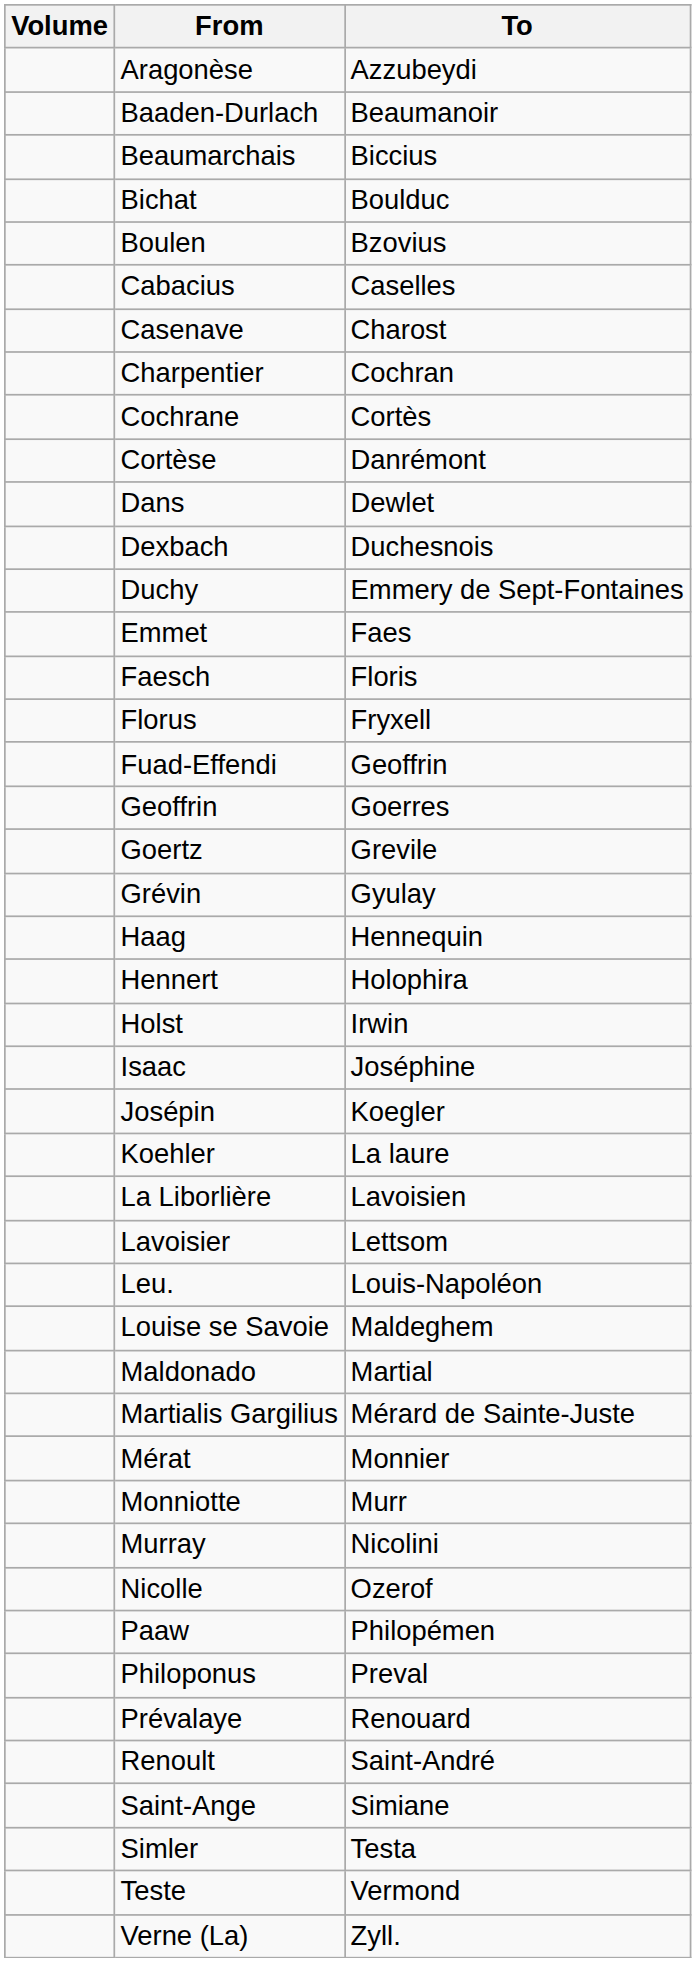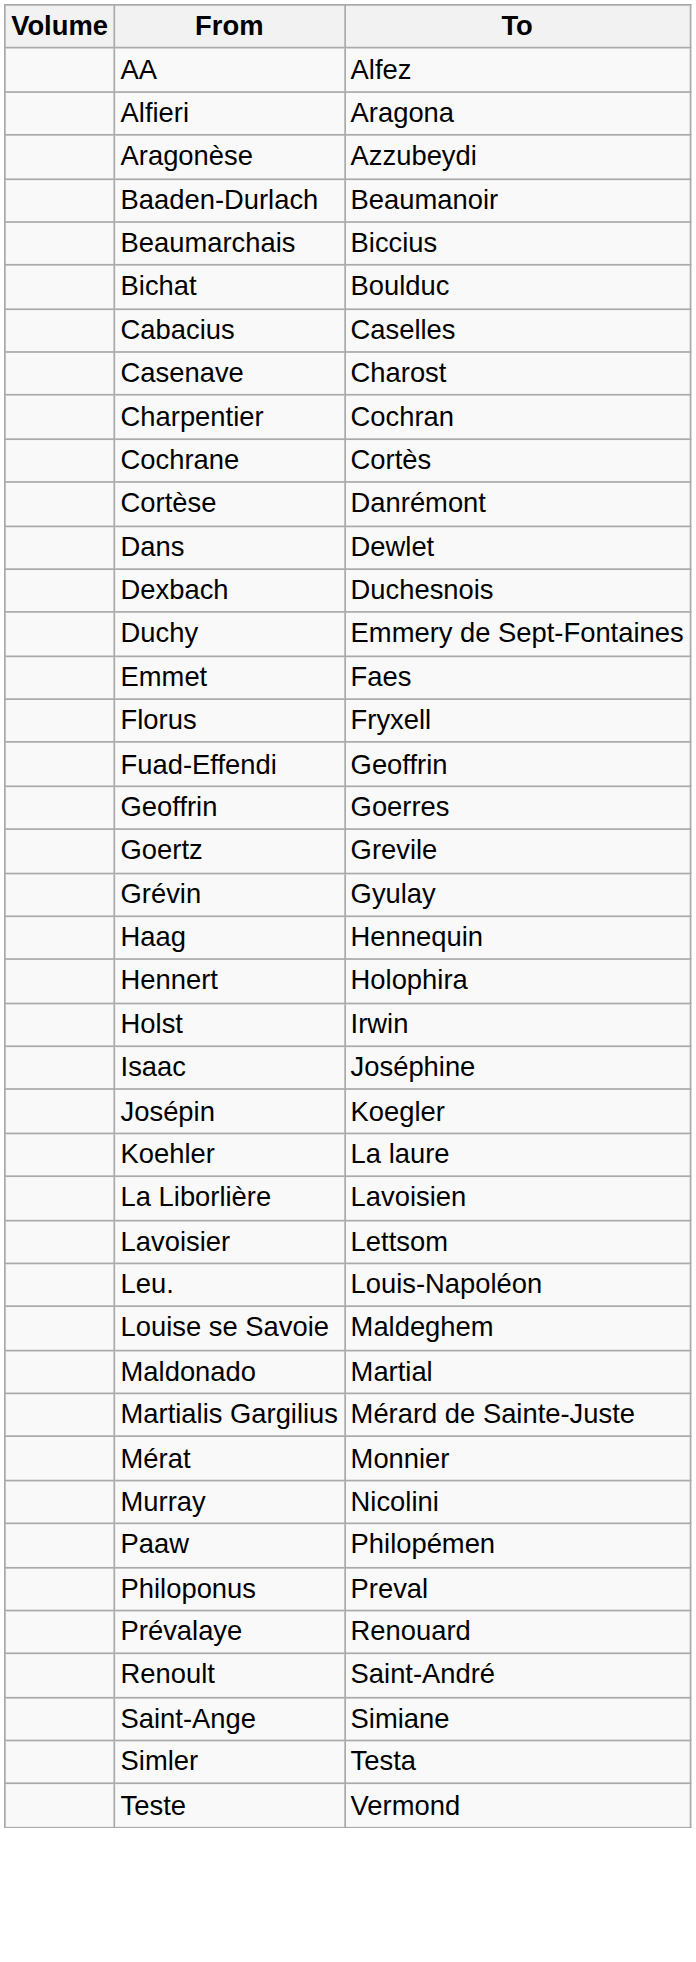+ row: (139, 69)
+ row: (155, 112)
- row: (163, 243)
- row: (165, 677)
- row: (181, 1501)
- row: (162, 1588)
- row: (184, 1935)
